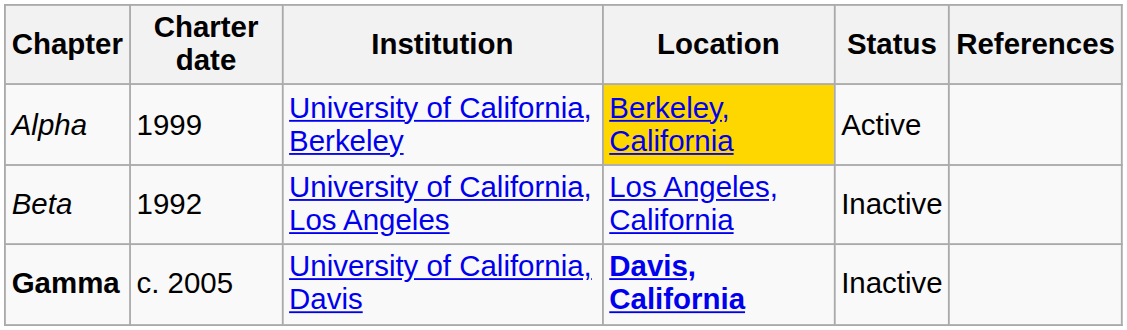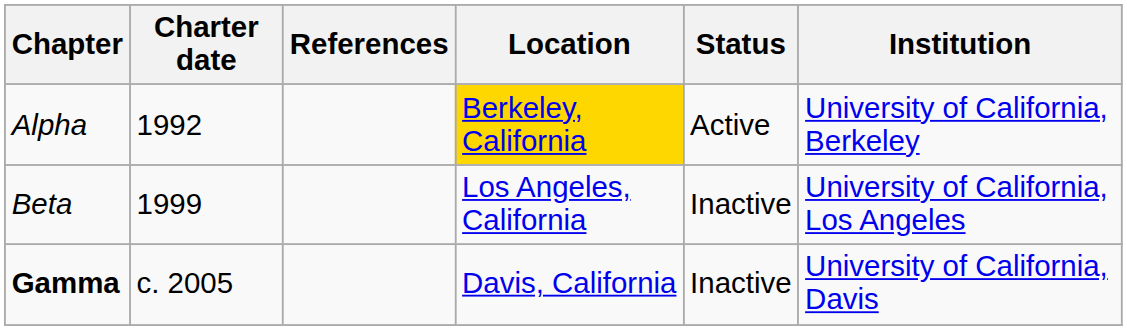columns swapped: (442, 44) <-> (1036, 44)
(169, 124) 1999 -> (169, 124) 1992
(169, 204) 1992 -> (169, 204) 1999
(677, 283) bold -> (569, 283) normal
